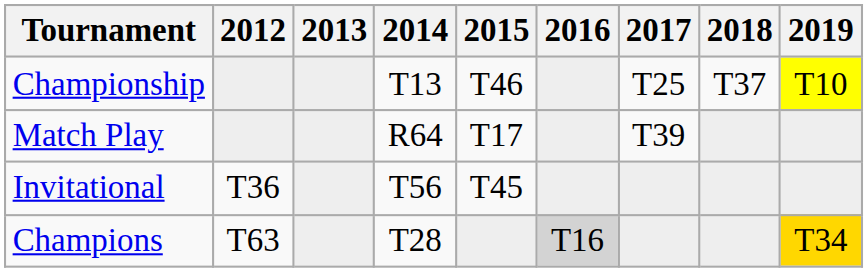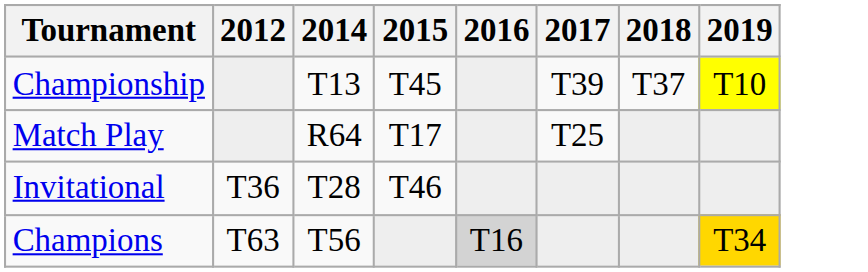- column: (334, 30)
(496, 82) T46 -> (415, 82) T45
(659, 82) T25 -> (578, 82) T39
(659, 135) T39 -> (578, 135) T25
(415, 187) T56 -> (334, 187) T28
(496, 187) T45 -> (415, 187) T46
(415, 239) T28 -> (334, 239) T56
